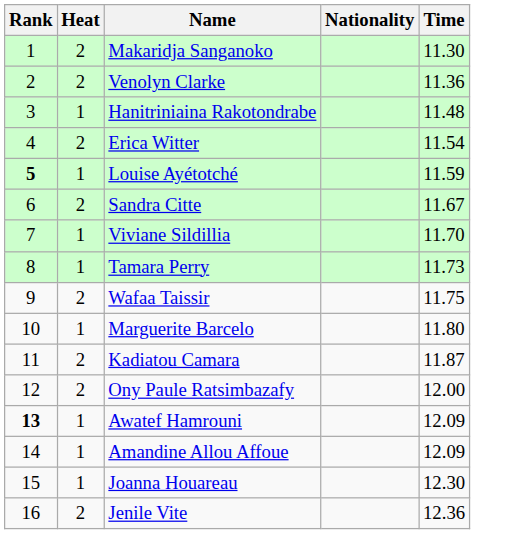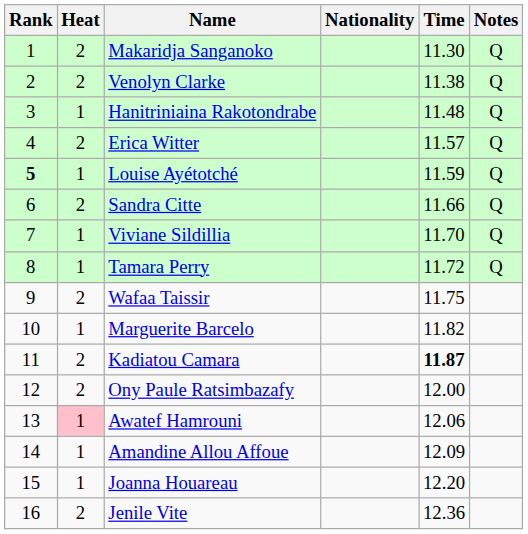+ column: (496, 20)
(444, 81) 11.36 -> (444, 81) 11.38
(444, 143) 11.54 -> (444, 143) 11.57
(444, 205) 11.67 -> (444, 205) 11.66
(444, 266) 11.73 -> (444, 266) 11.72
(444, 328) 11.80 -> (444, 328) 11.82
(444, 359) normal -> (444, 359) bold
(31, 420) bold -> (31, 420) normal
(80, 420) no background -> (80, 420) pink background
(444, 420) 12.09 -> (444, 420) 12.06
(444, 482) 12.30 -> (444, 482) 12.20
